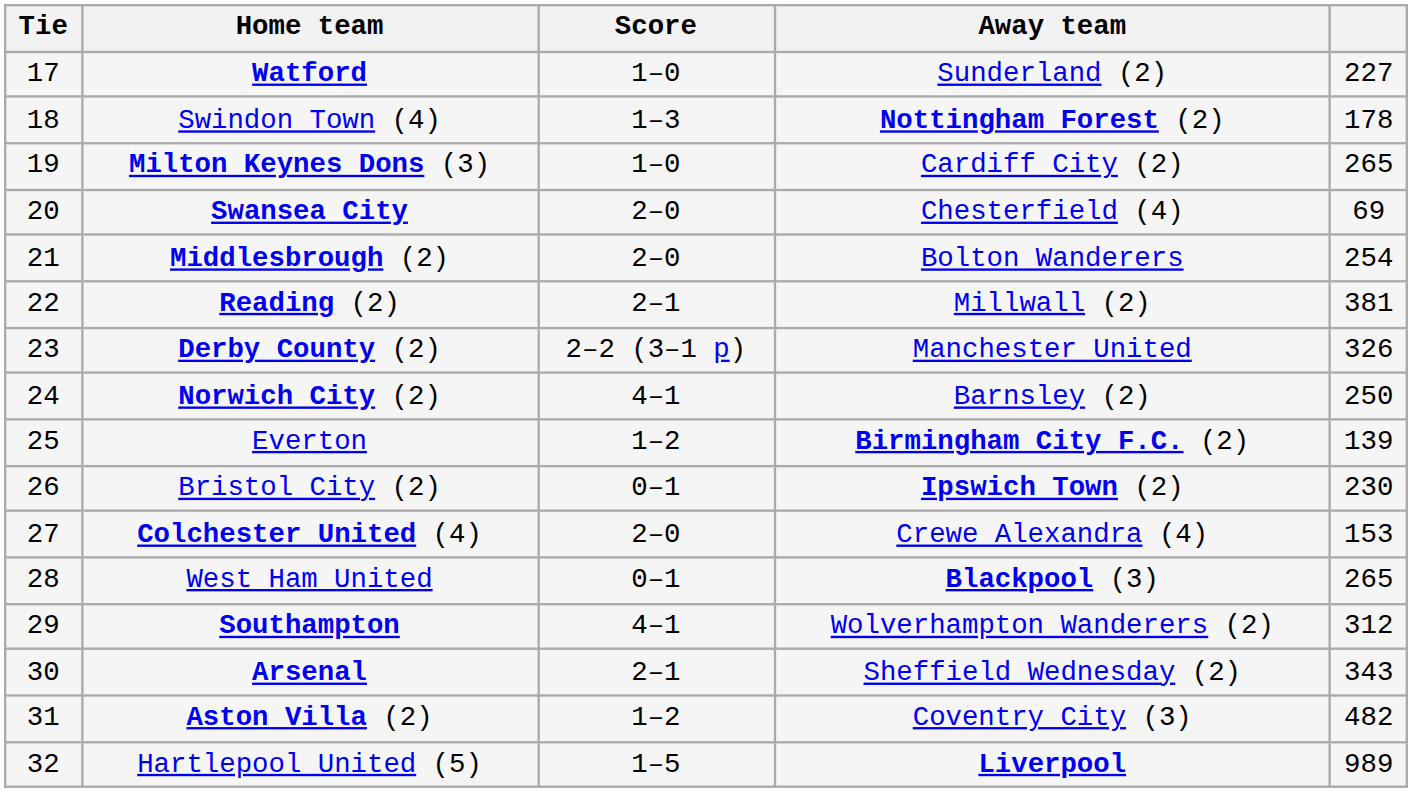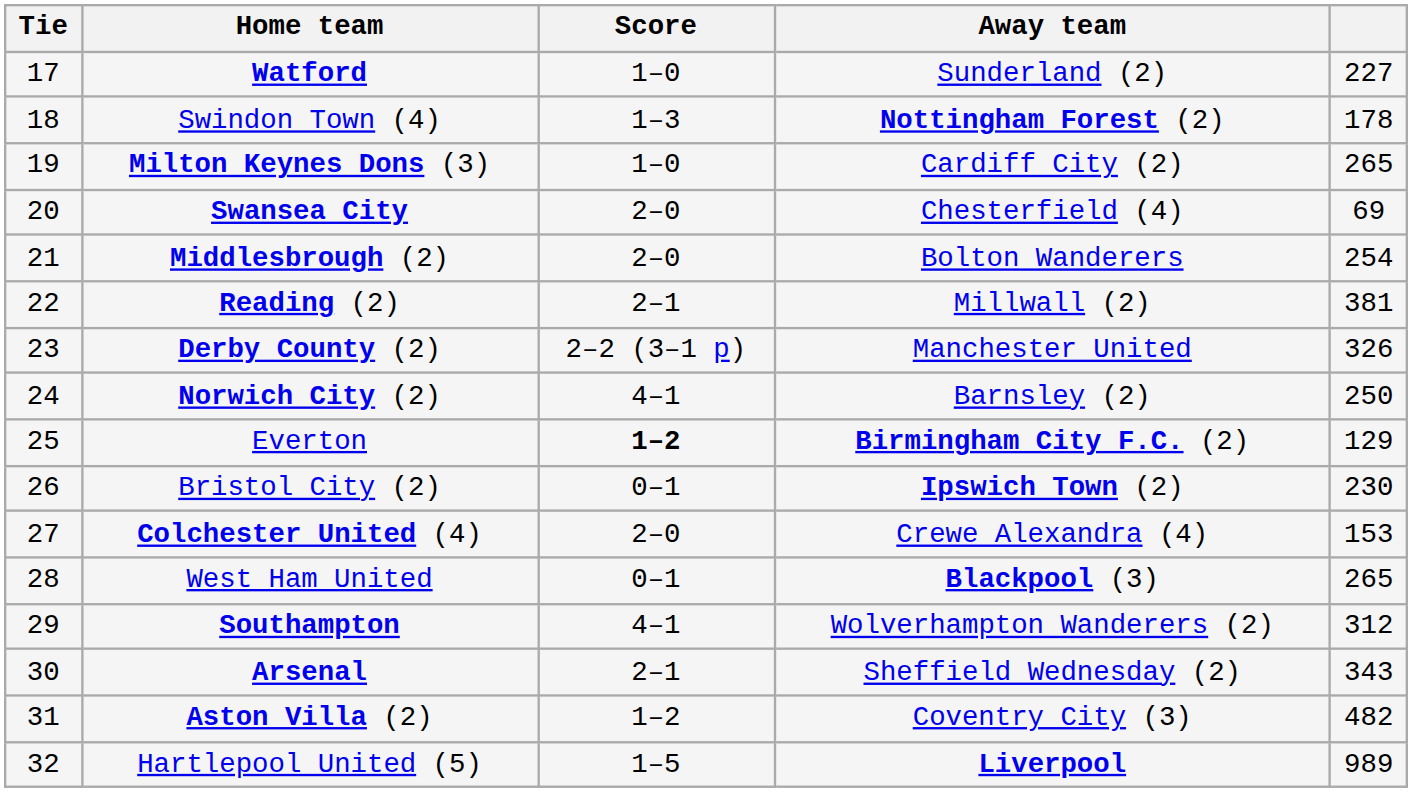(656, 442) normal -> (656, 442) bold
(1369, 442) 139 -> (1369, 442) 129
